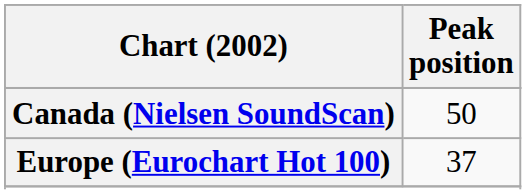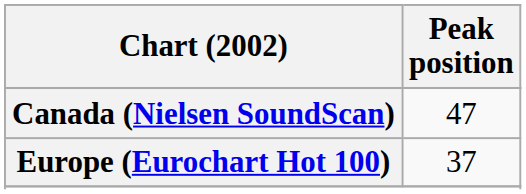(461, 112) 50 -> (461, 112) 47
